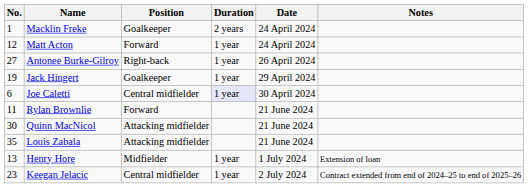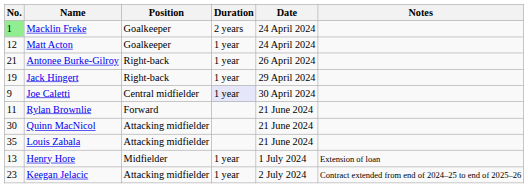(9, 28) no background -> (9, 28) lightgreen background
(141, 45) Forward -> (147, 45) Goalkeeper
(12, 61) 27 -> (12, 61) 21
(147, 77) Goalkeeper -> (146, 77) Right-back
(9, 93) 6 -> (9, 93) 9
(161, 175) Central midfielder -> (166, 175) Attacking midfielder
